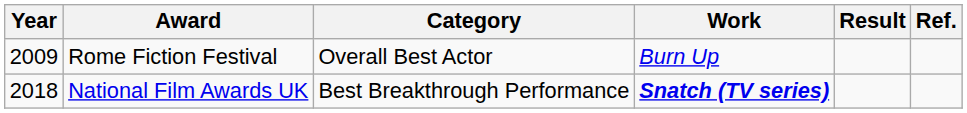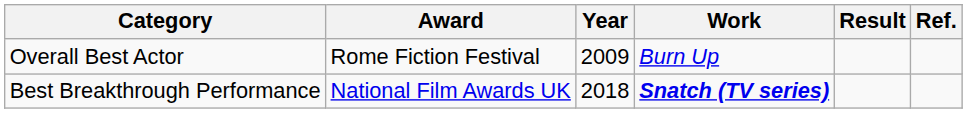columns swapped: (34, 21) <-> (474, 21)
